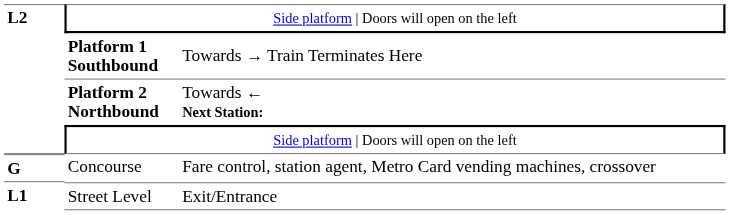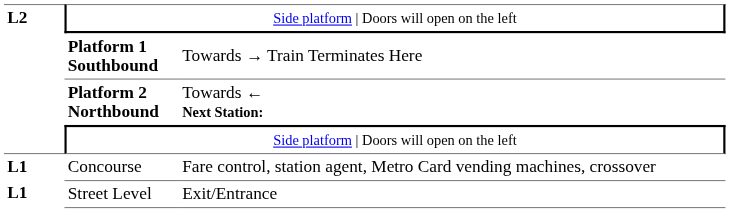(14, 168) G -> (17, 167) L1
